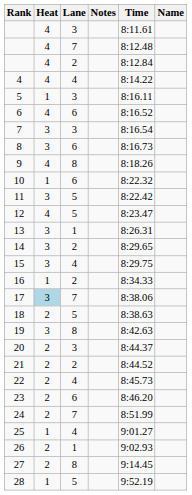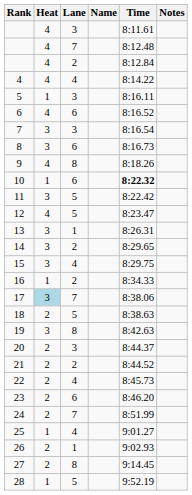columns swapped: (171, 12) <-> (103, 12)
(137, 180) normal -> (138, 180) bold
